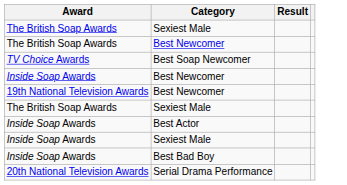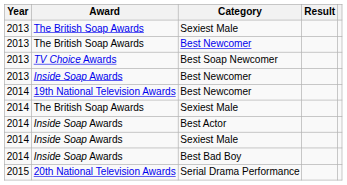+ column: (18, 12)
